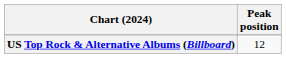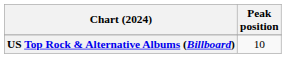(259, 44) 12 -> (259, 44) 10
